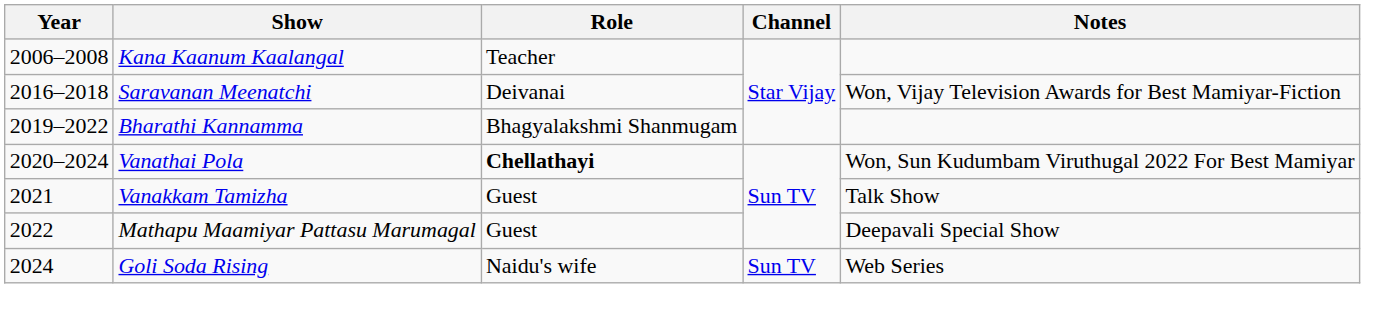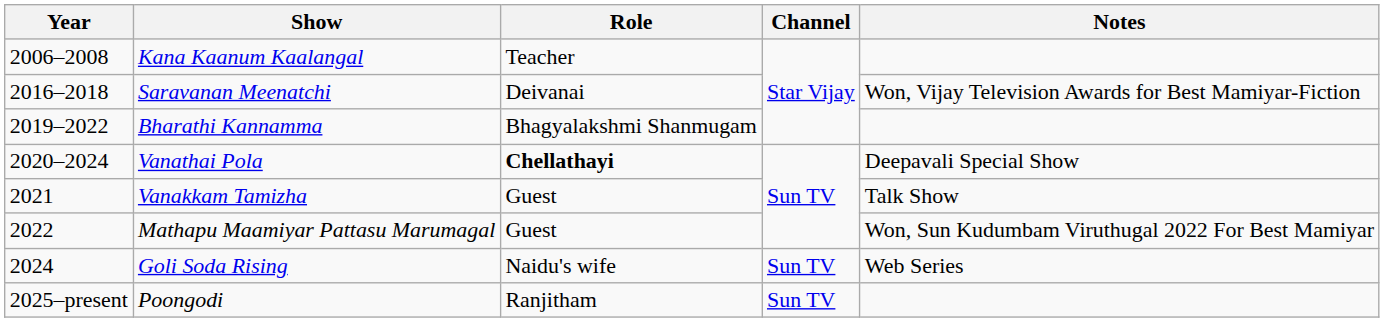(1100, 160) Won, Sun Kudumbam Viruthugal 2022 For Best Mamiyar -> (972, 160) Deepavali Special Show
(953, 230) Deepavali Special Show -> (1119, 230) Won, Sun Kudumbam Viruthugal 2022 For Best Mamiyar
+ row: (181, 299)
